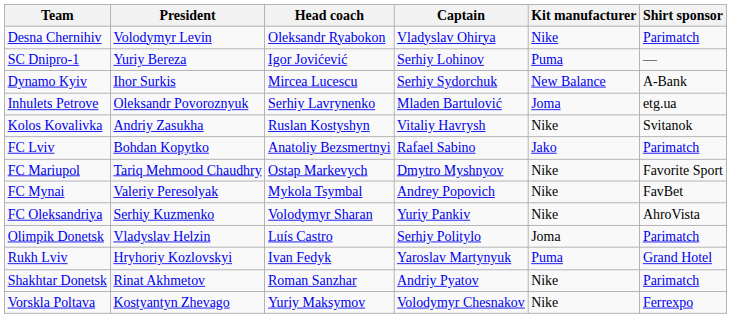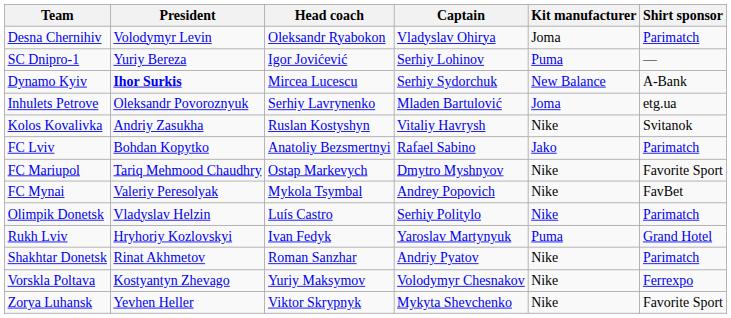(545, 37) Nike -> (546, 37) Joma
(145, 81) normal -> (148, 81) bold
- row: (55, 214)
(546, 236) Joma -> (545, 214) Nike
+ row: (50, 302)
